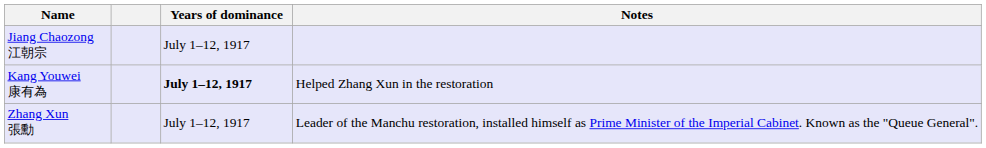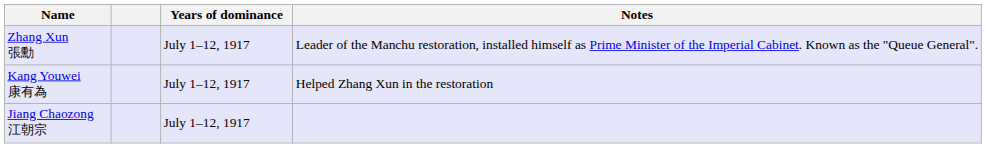rows swapped: (38, 122) <-> (51, 44)
(208, 84) bold -> (207, 84) normal
